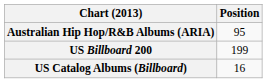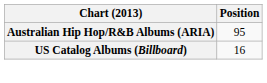- row: (111, 50)
